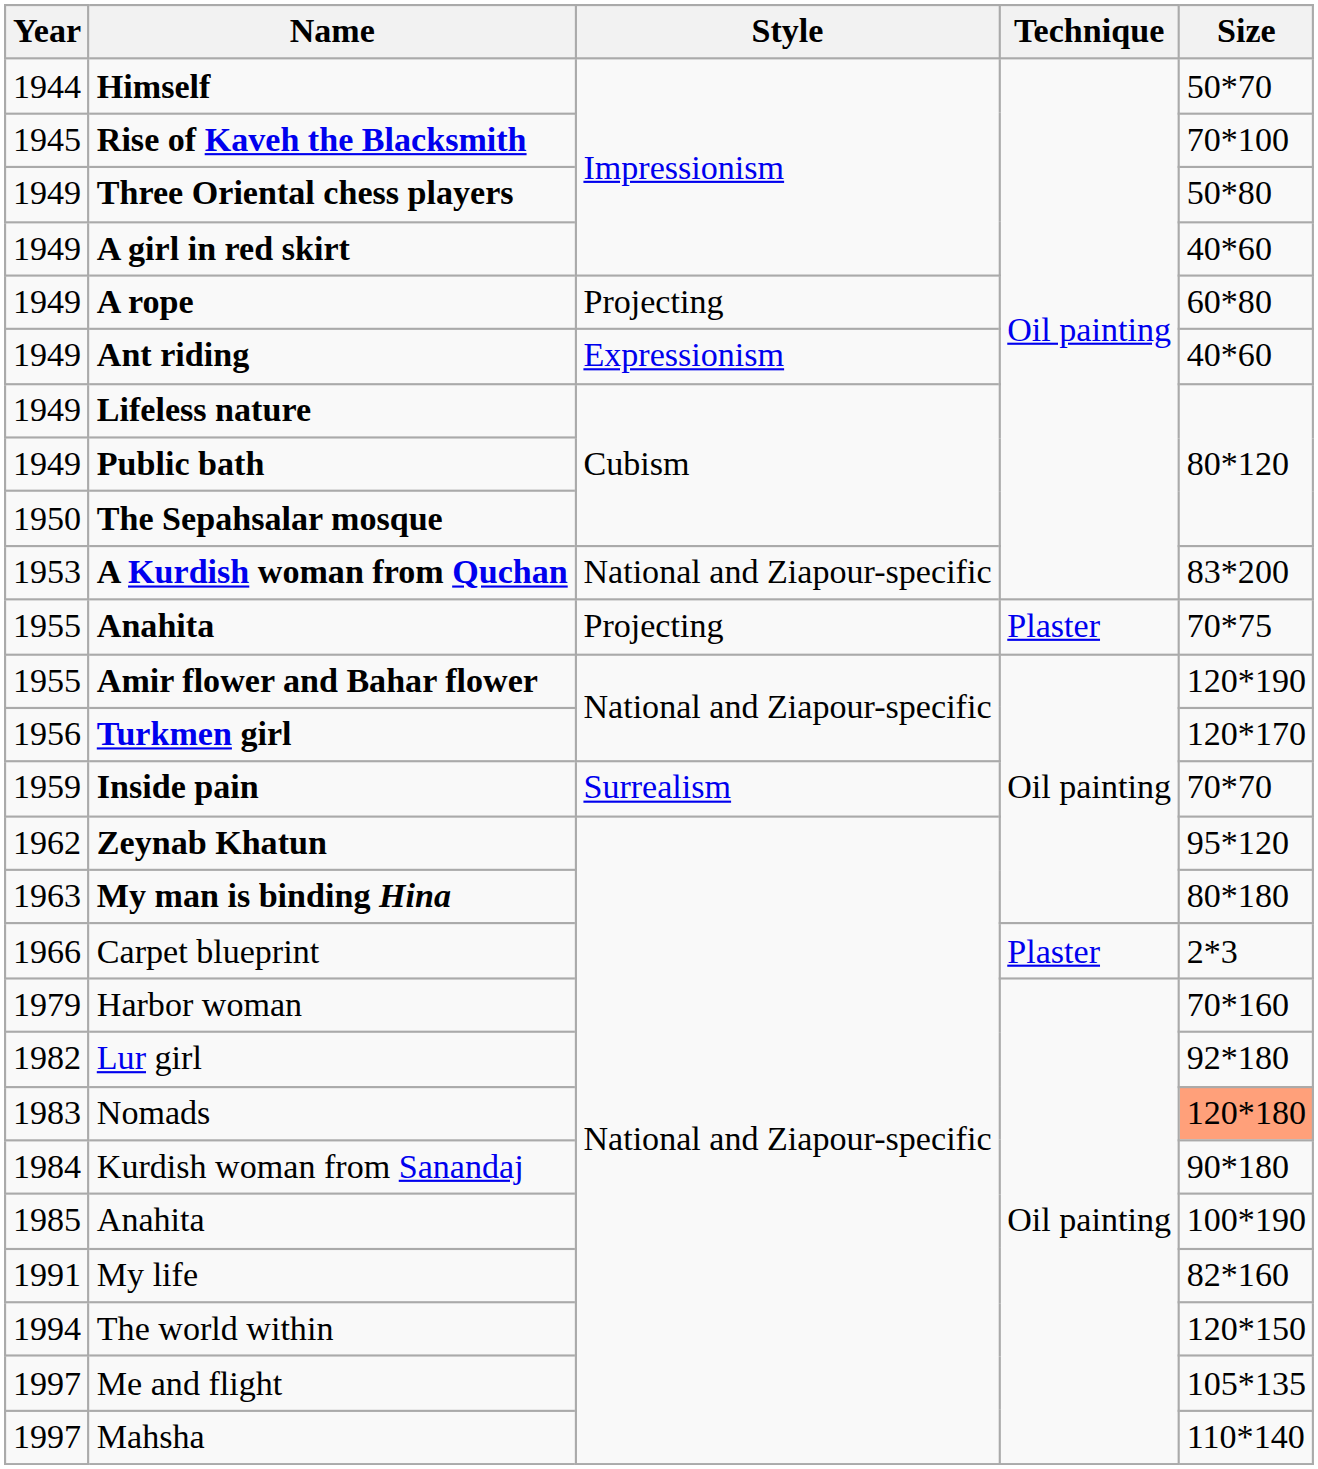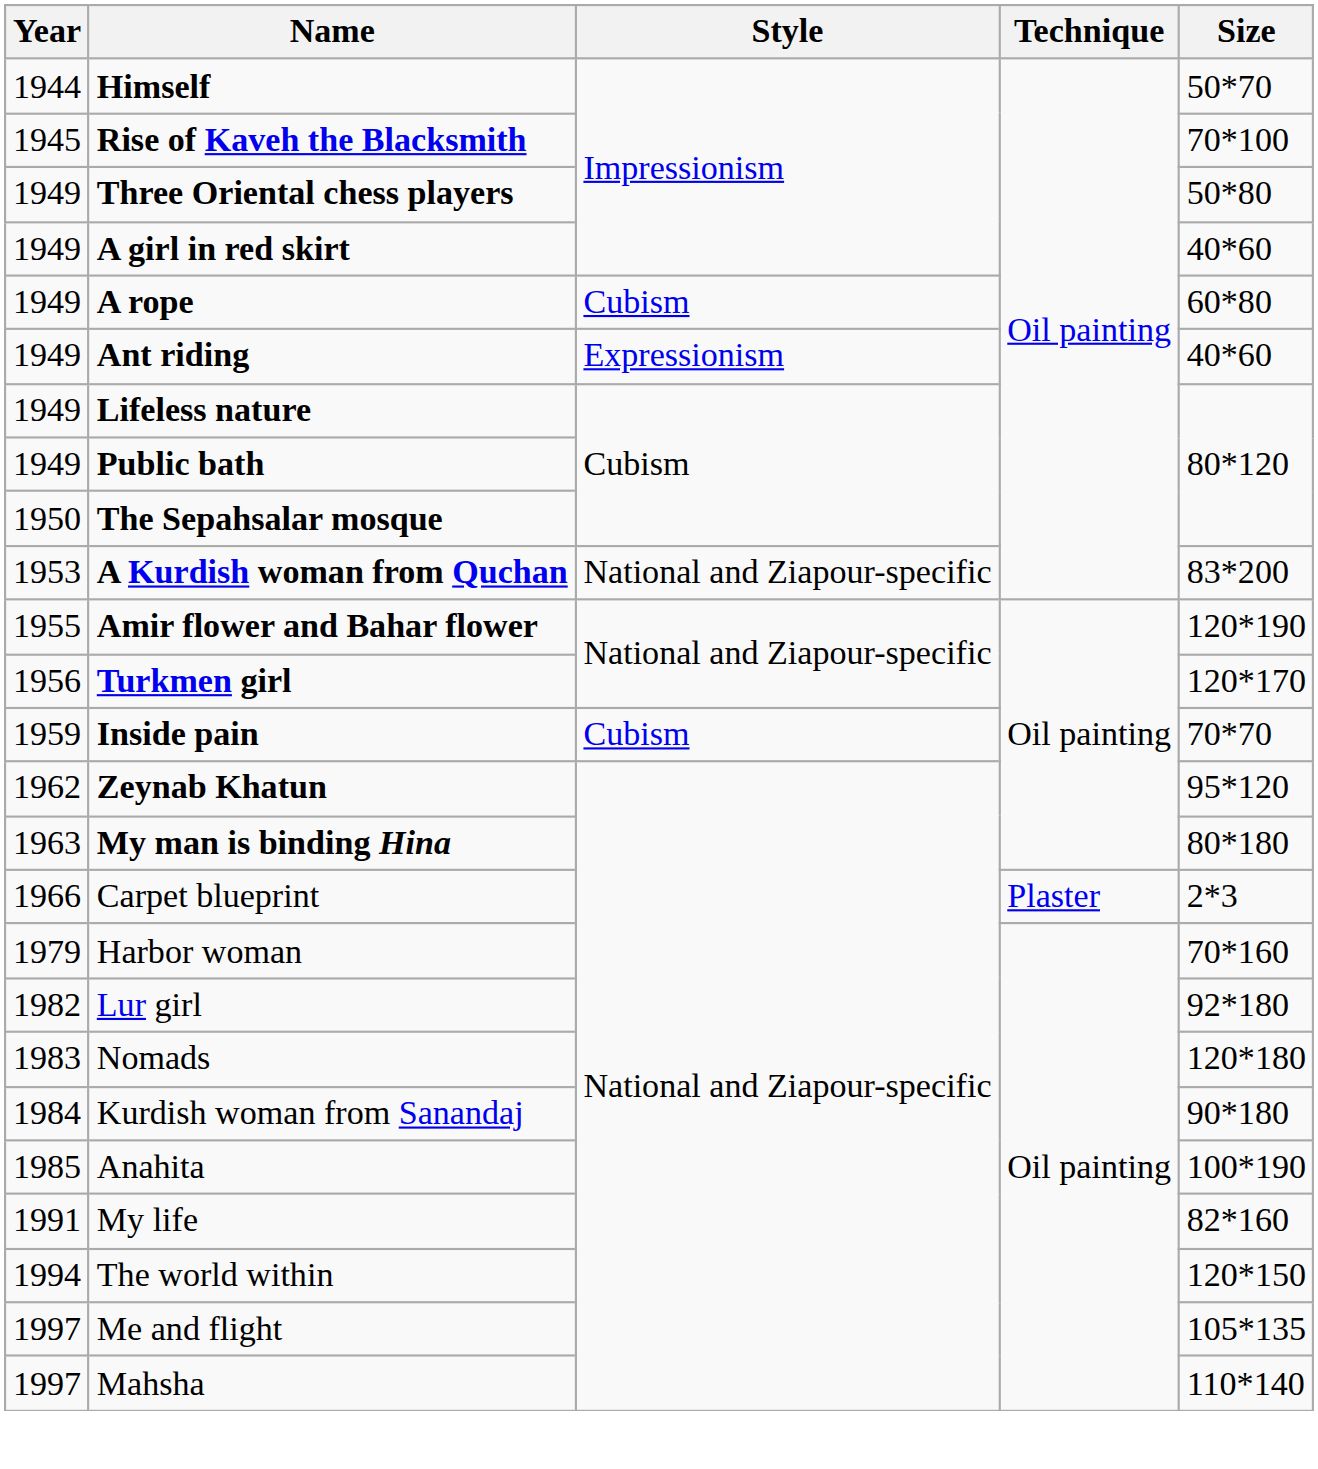(653, 301) Projecting -> (636, 301) Cubism
- row: (47, 626)
(657, 788) Surrealism -> (636, 734) Cubism
(1246, 1112) lightsalmon background -> (1246, 1058) no background
